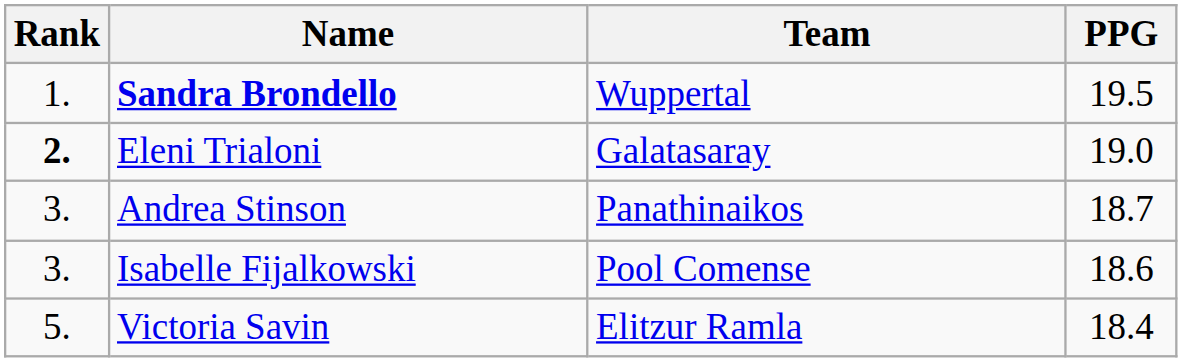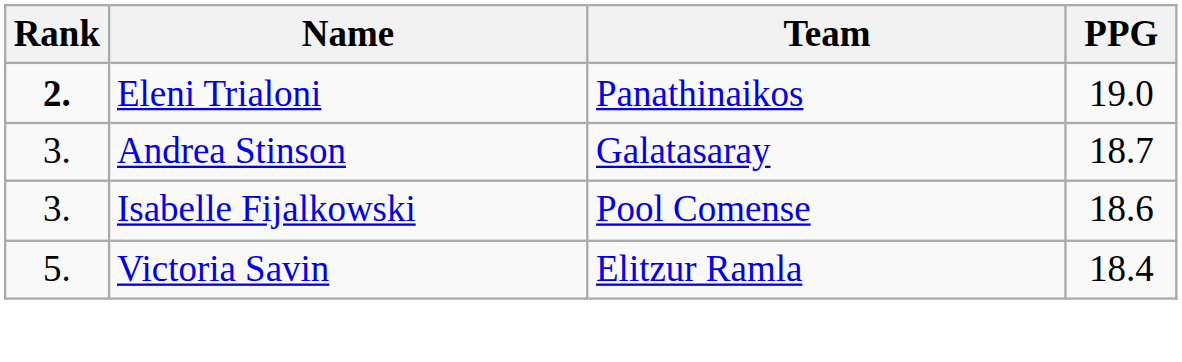- row: (257, 92)
(683, 151) Galatasaray -> (700, 92) Panathinaikos
(700, 209) Panathinaikos -> (683, 151) Galatasaray
